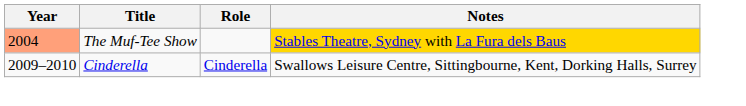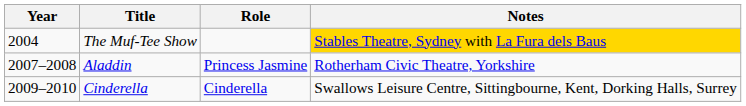(23, 40) lightsalmon background -> (23, 40) no background
+ row: (107, 64)
